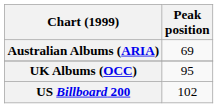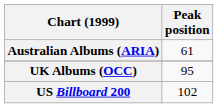(187, 50) 69 -> (187, 50) 61
